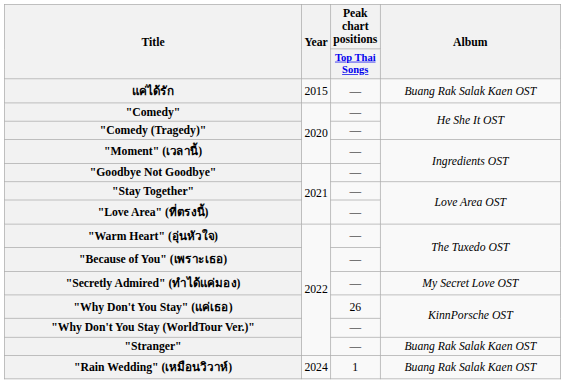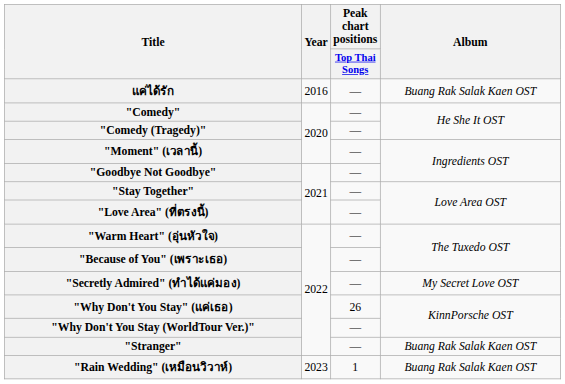(316, 90) 2015 -> (316, 90) 2016
(316, 367) 2024 -> (316, 367) 2023
